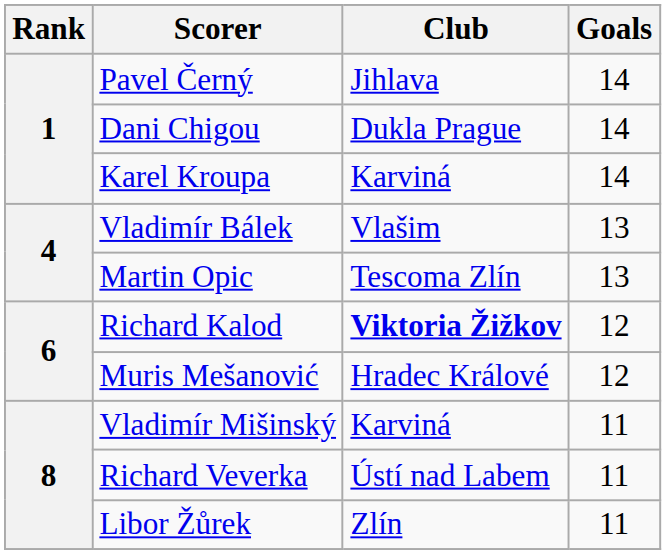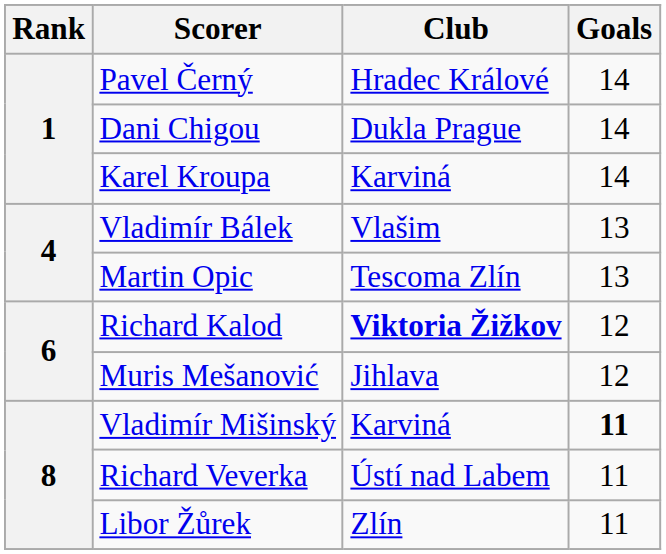(395, 78) Jihlava -> (450, 78) Hradec Králové
(450, 375) Hradec Králové -> (395, 375) Jihlava
(614, 425) normal -> (614, 425) bold
